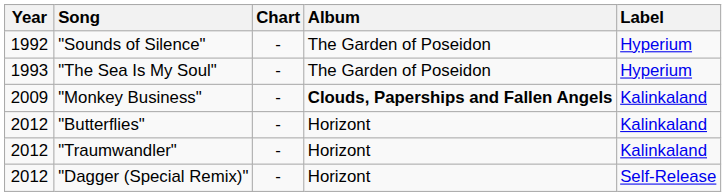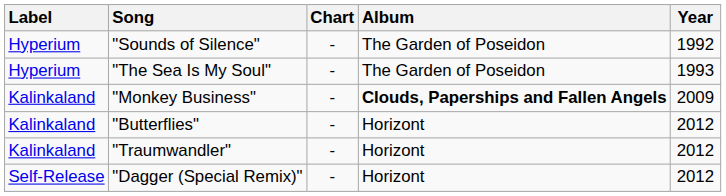columns swapped: (29, 17) <-> (642, 17)
